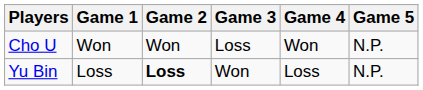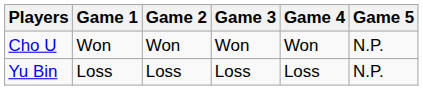(233, 44) Loss -> (232, 44) Won
(166, 71) bold -> (164, 71) normal
(232, 71) Won -> (233, 71) Loss
